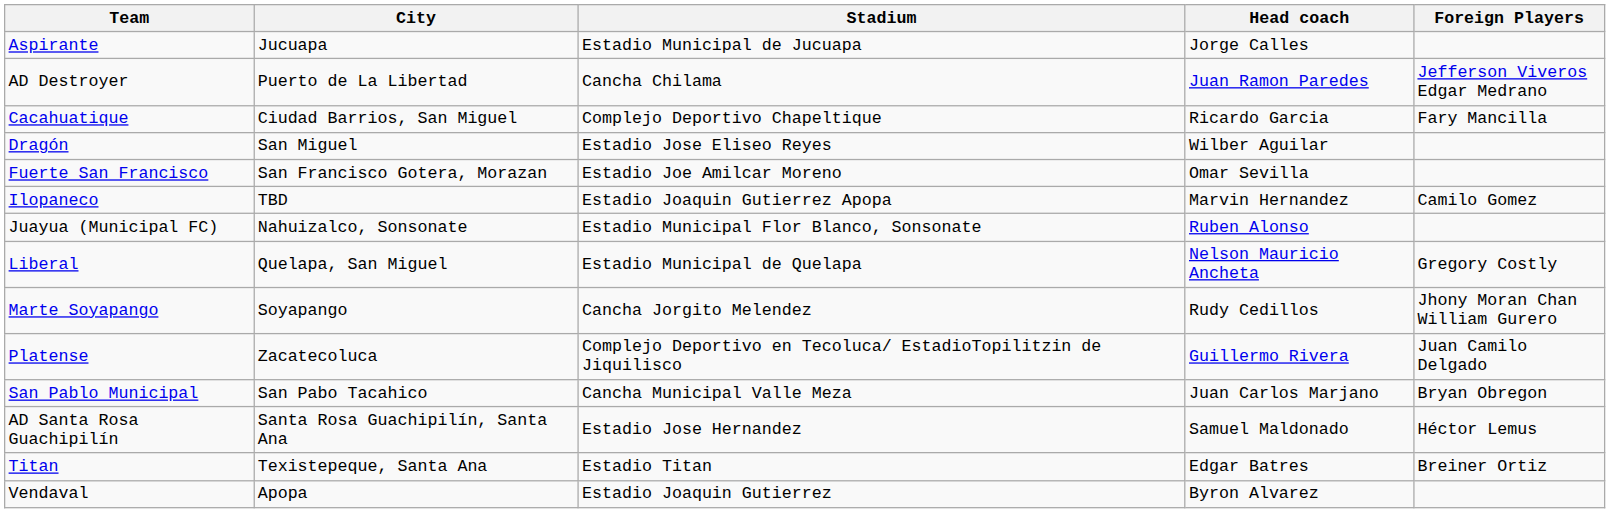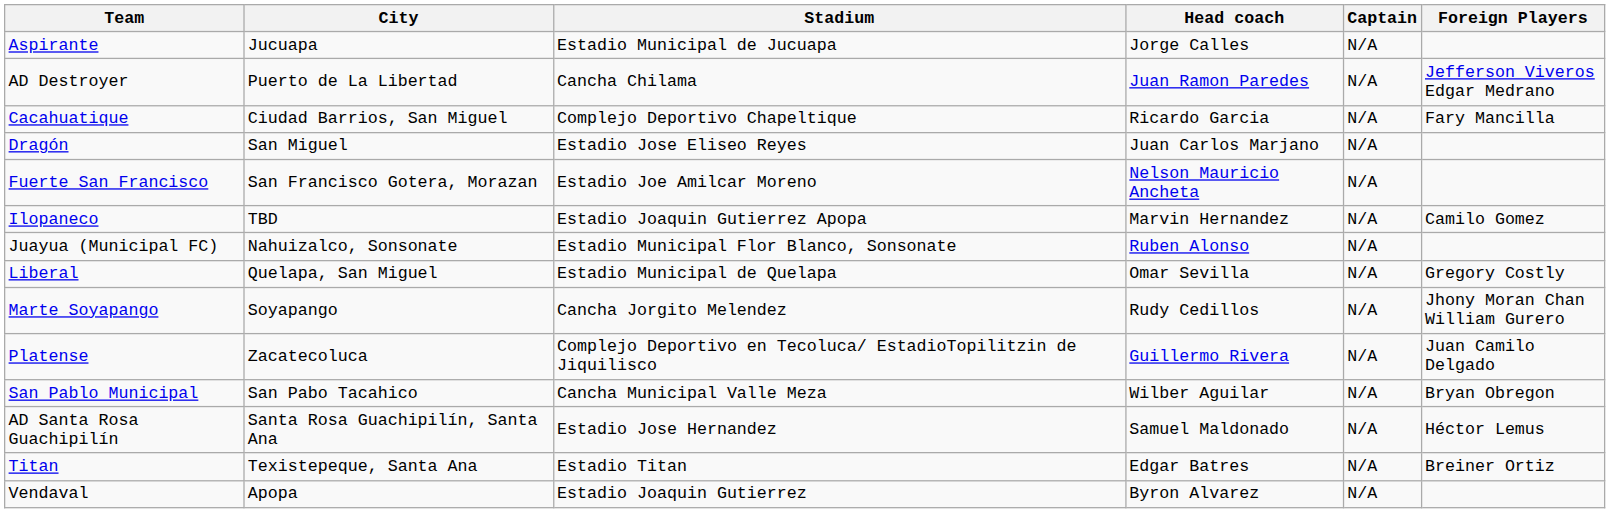+ column: (1382, 18)
(1259, 146) Wilber Aguilar -> (1224, 146) Juan Carlos Marjano
(1249, 173) Omar Sevilla -> (1204, 183) Nelson Mauricio Ancheta
(1264, 264) Nelson Mauricio Ancheta -> (1189, 274) Omar Sevilla
(1284, 393) Juan Carlos Marjano -> (1199, 393) Wilber Aguilar
